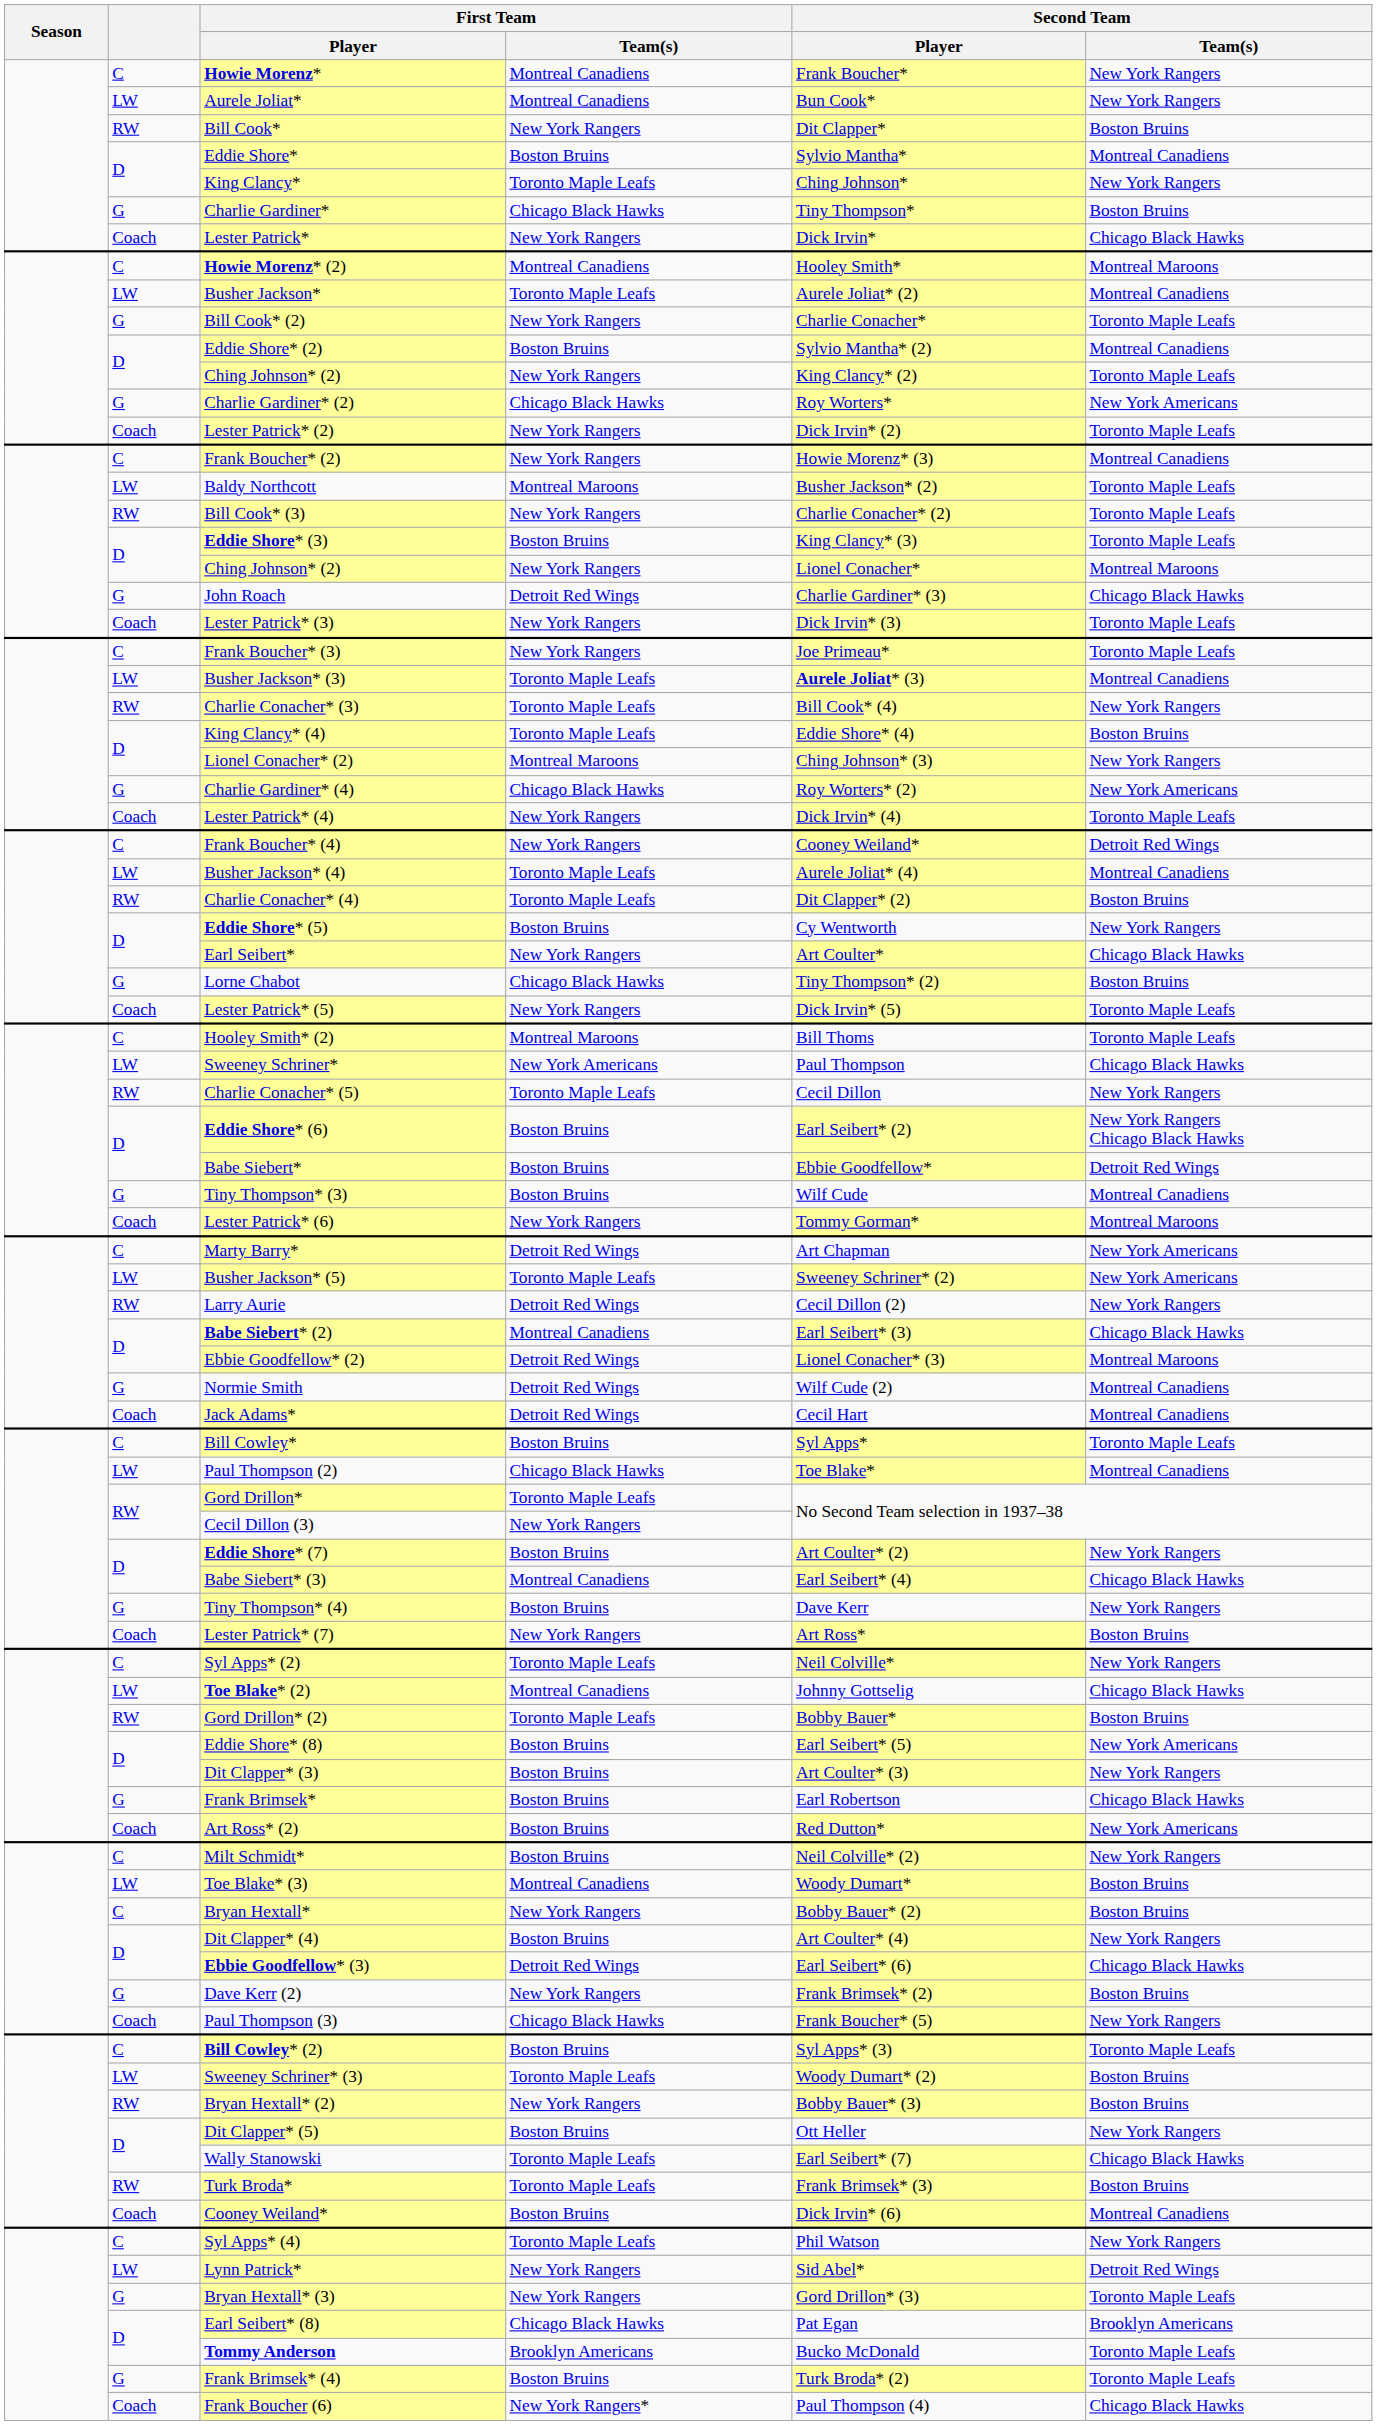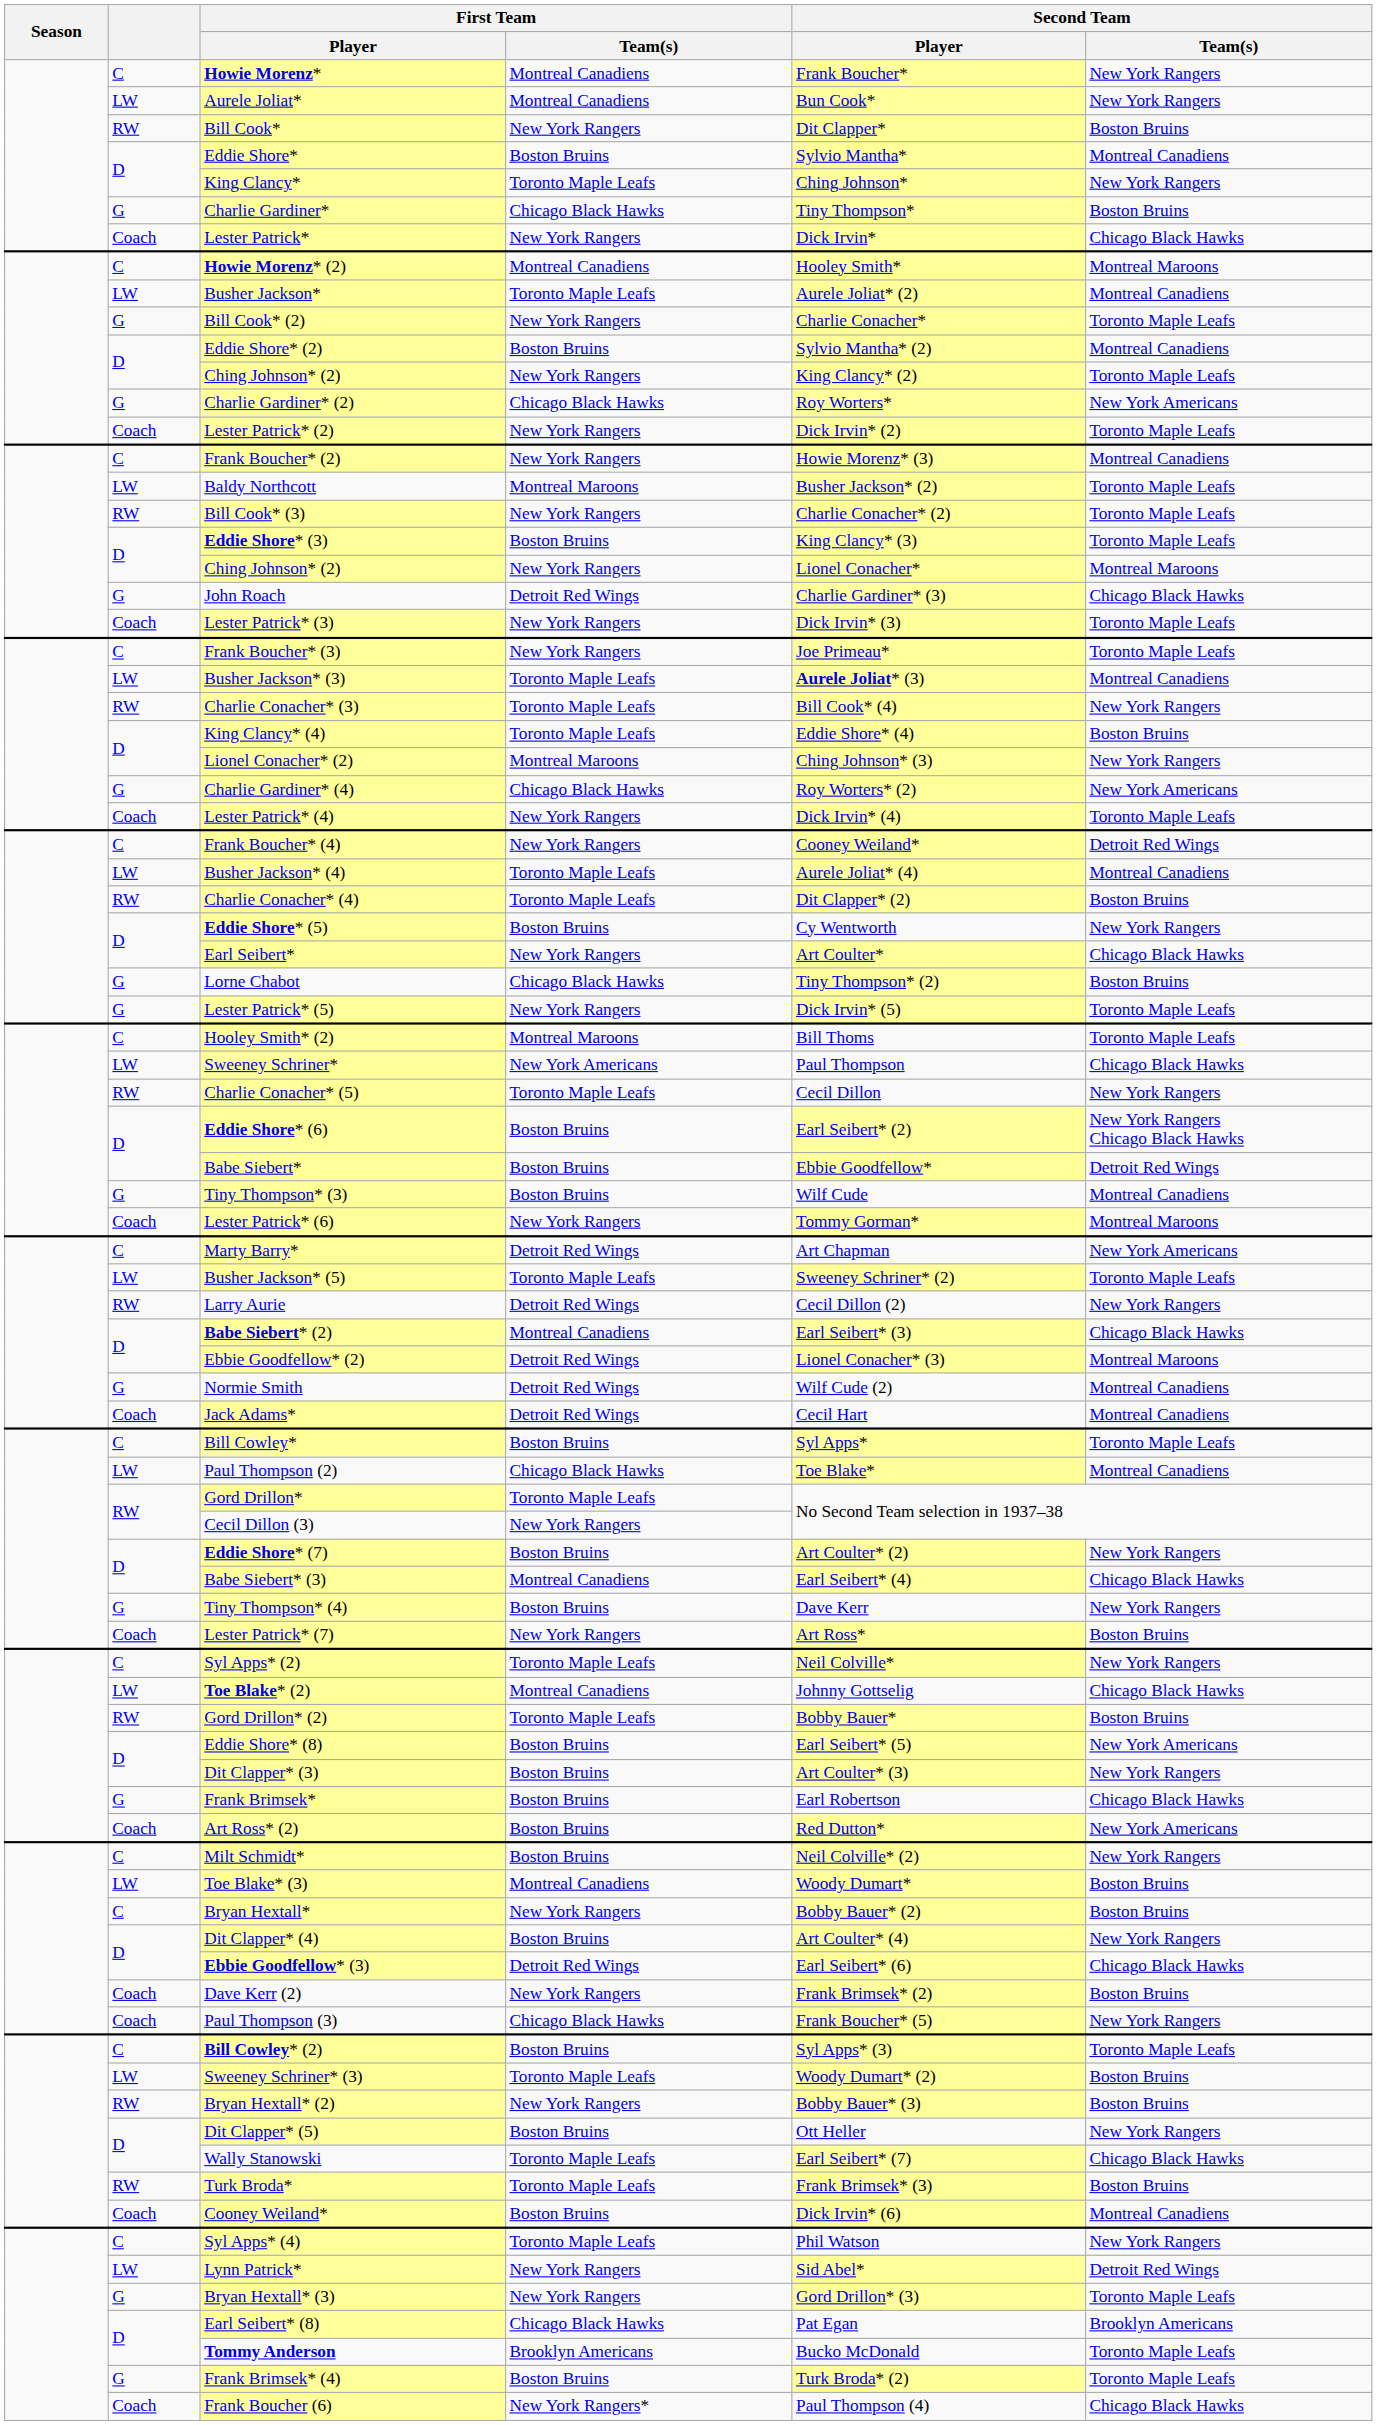(134, 1009) Coach -> (119, 1009) G
(1164, 1277) New York Americans -> (1162, 1277) Toronto Maple Leafs
(119, 1993) G -> (134, 1993) Coach
